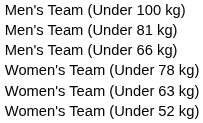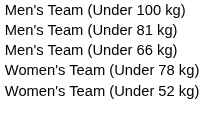- row: (102, 91)
